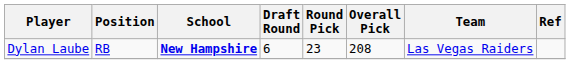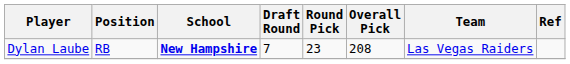(267, 49) 6 -> (267, 49) 7
